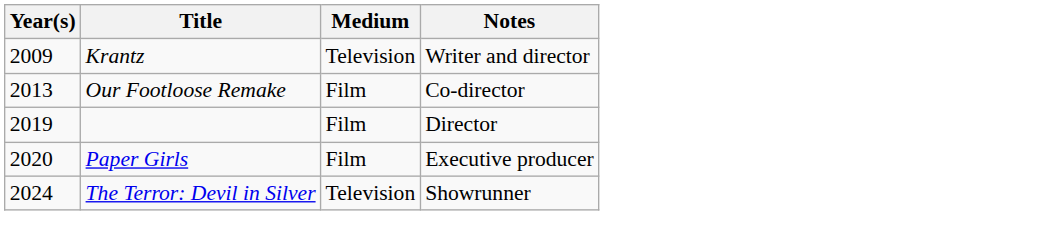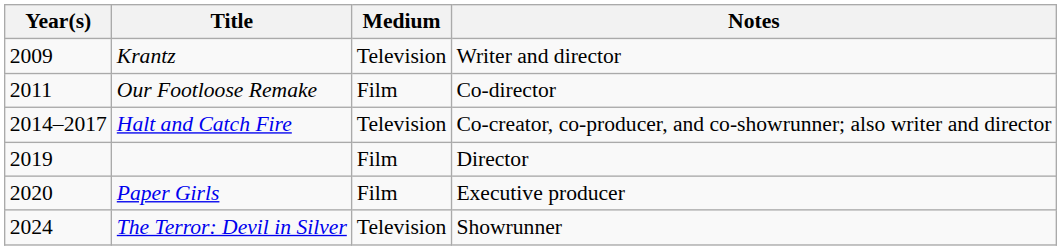(31, 90) 2013 -> (31, 90) 2011
+ row: (204, 124)
